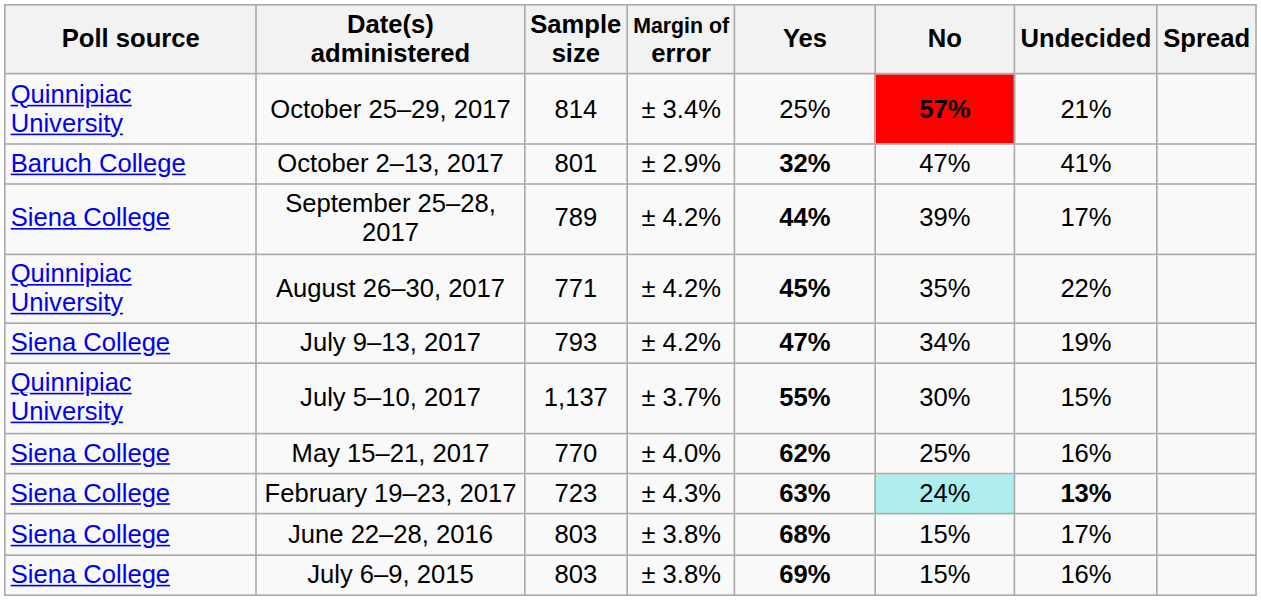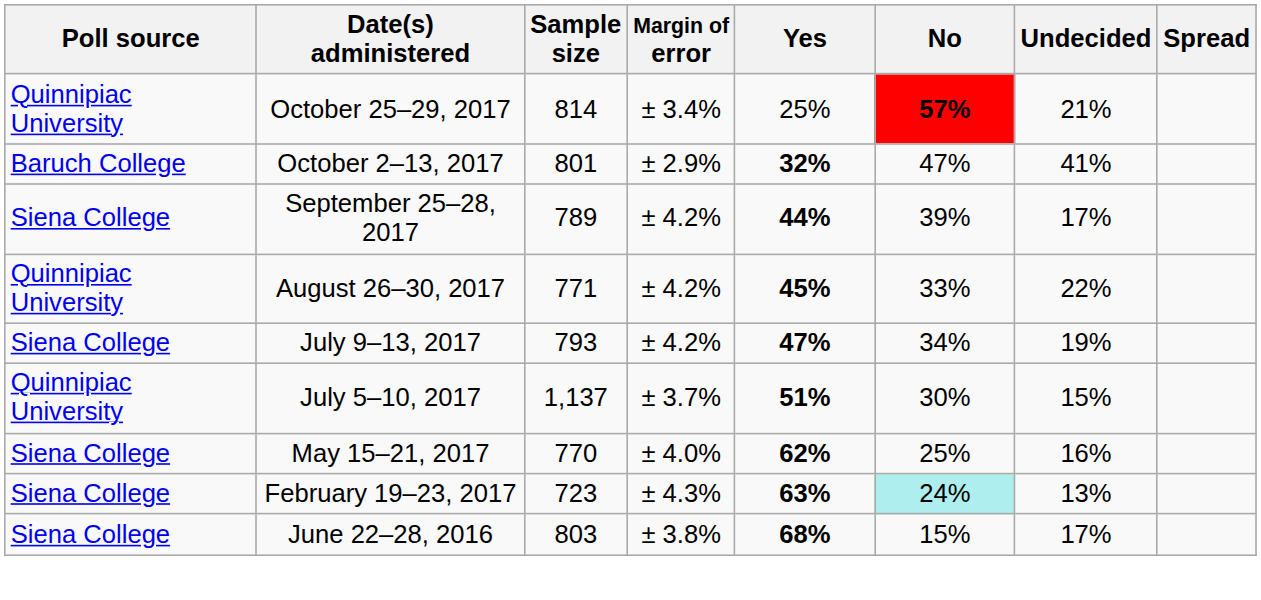(945, 288) 35% -> (945, 288) 33%
(805, 398) 55% -> (805, 398) 51%
(1086, 493) bold -> (1086, 493) normal
- row: (390, 574)
